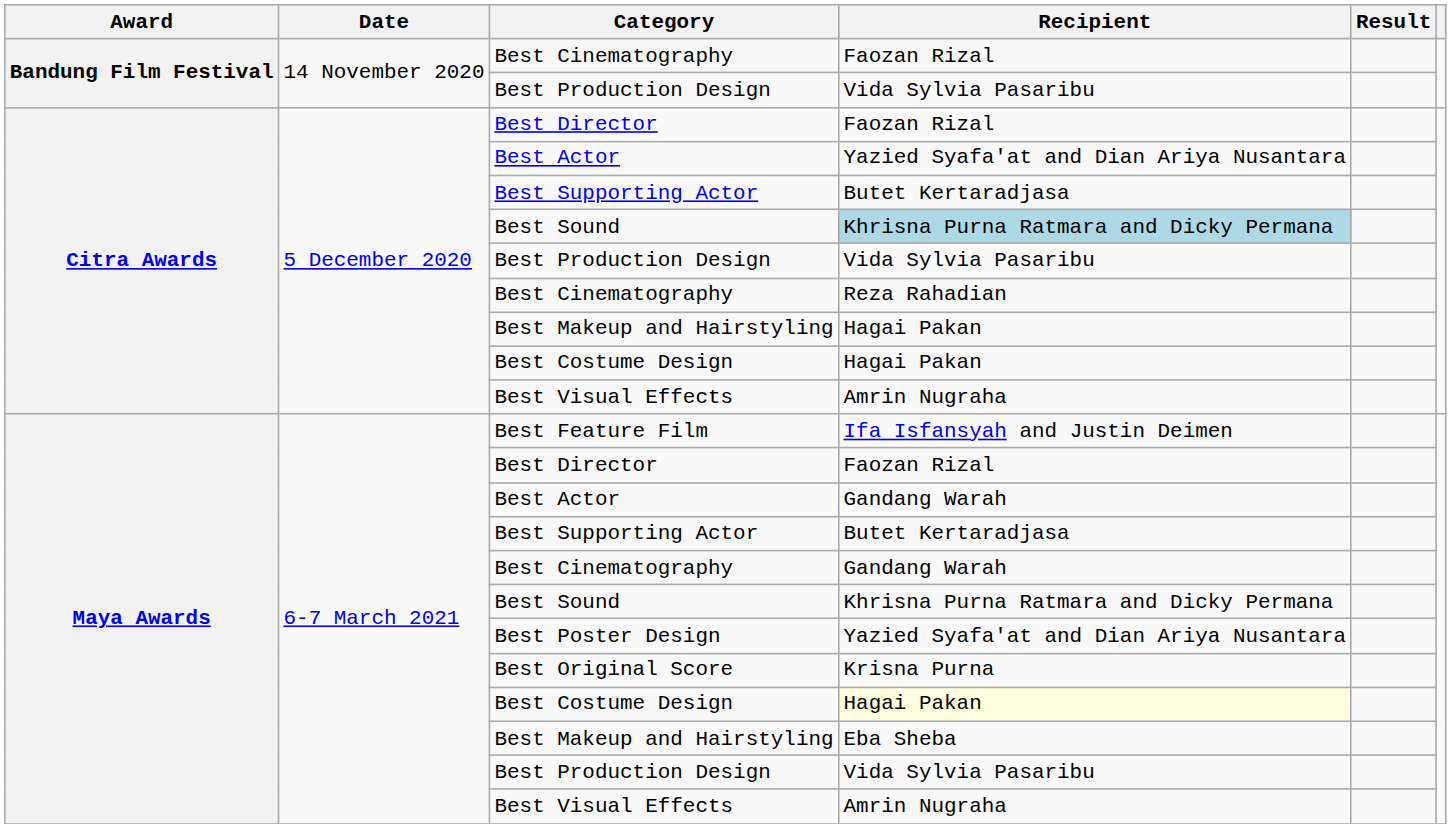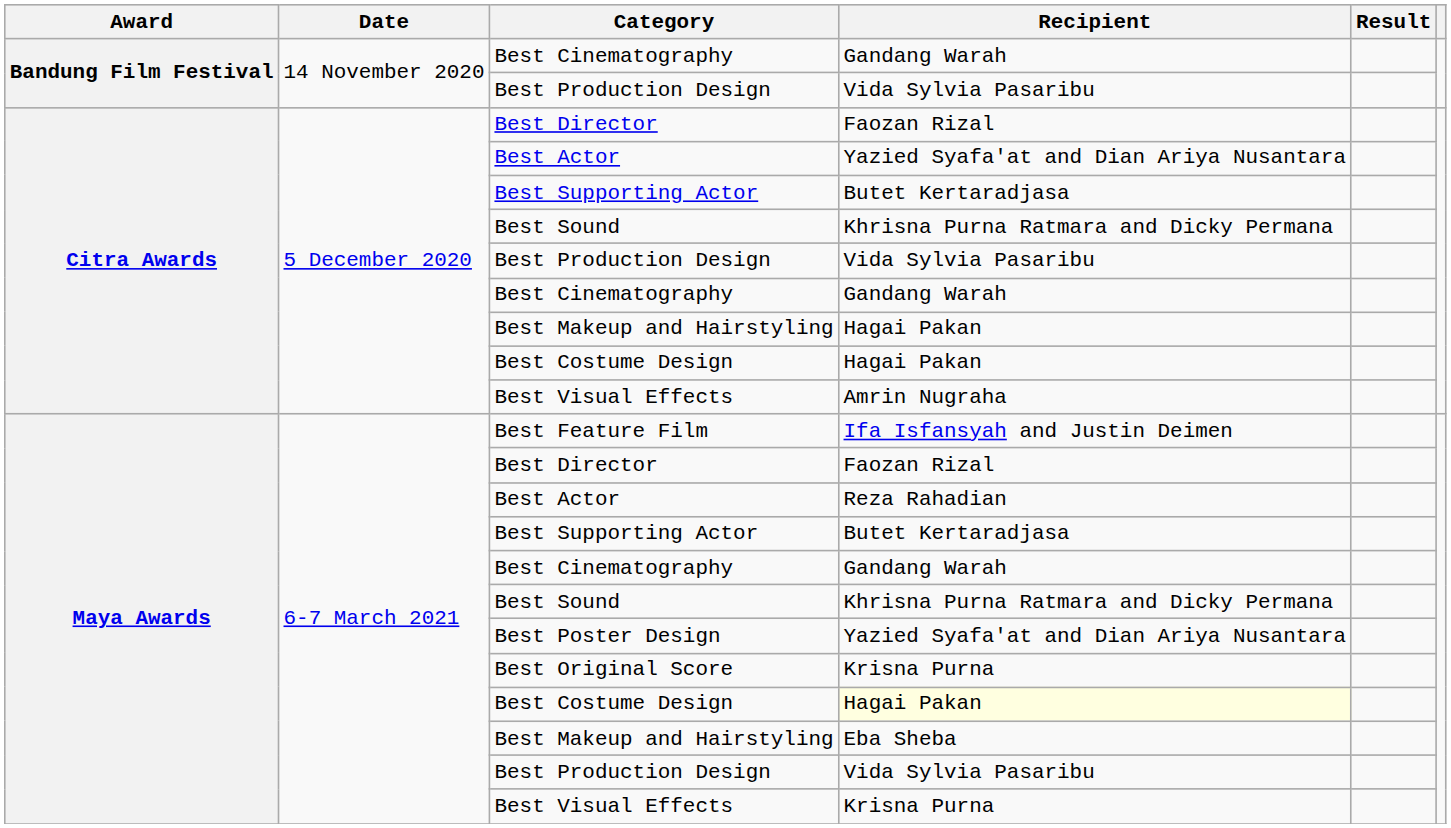(919, 56) Faozan Rizal -> (925, 56) Gandang Warah
(1088, 227) lightblue background -> (1088, 227) no background
(925, 295) Reza Rahadian -> (925, 295) Gandang Warah
(925, 499) Gandang Warah -> (925, 499) Reza Rahadian
(925, 806) Amrin Nugraha -> (919, 806) Krisna Purna
